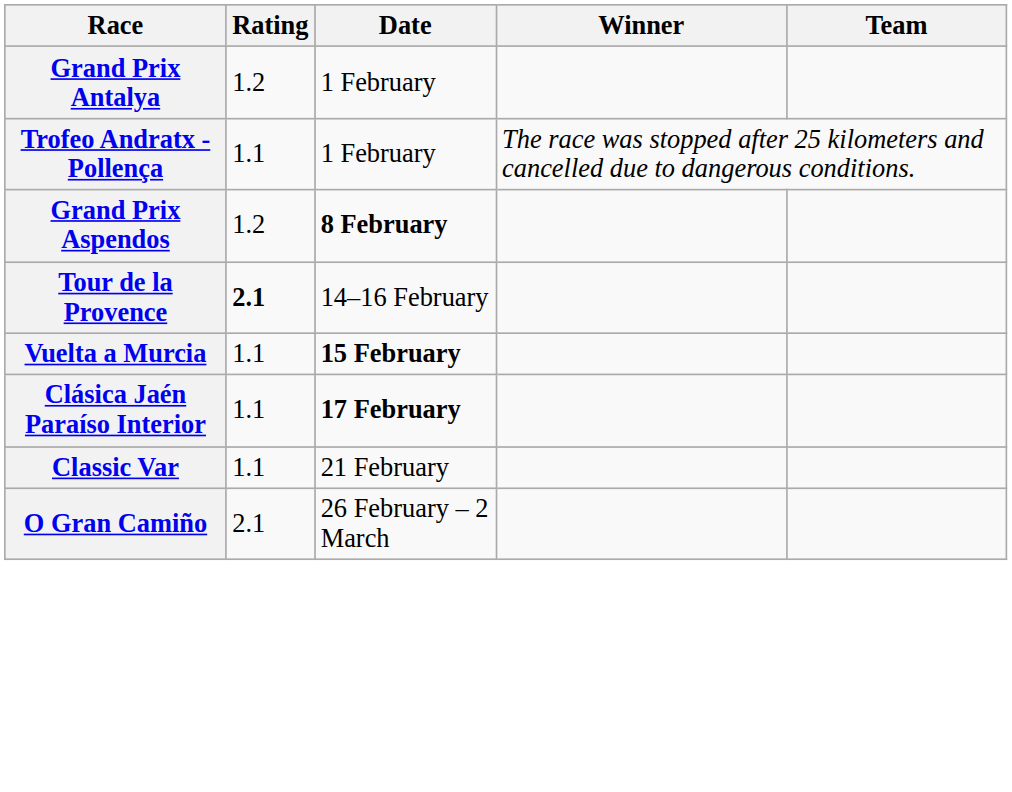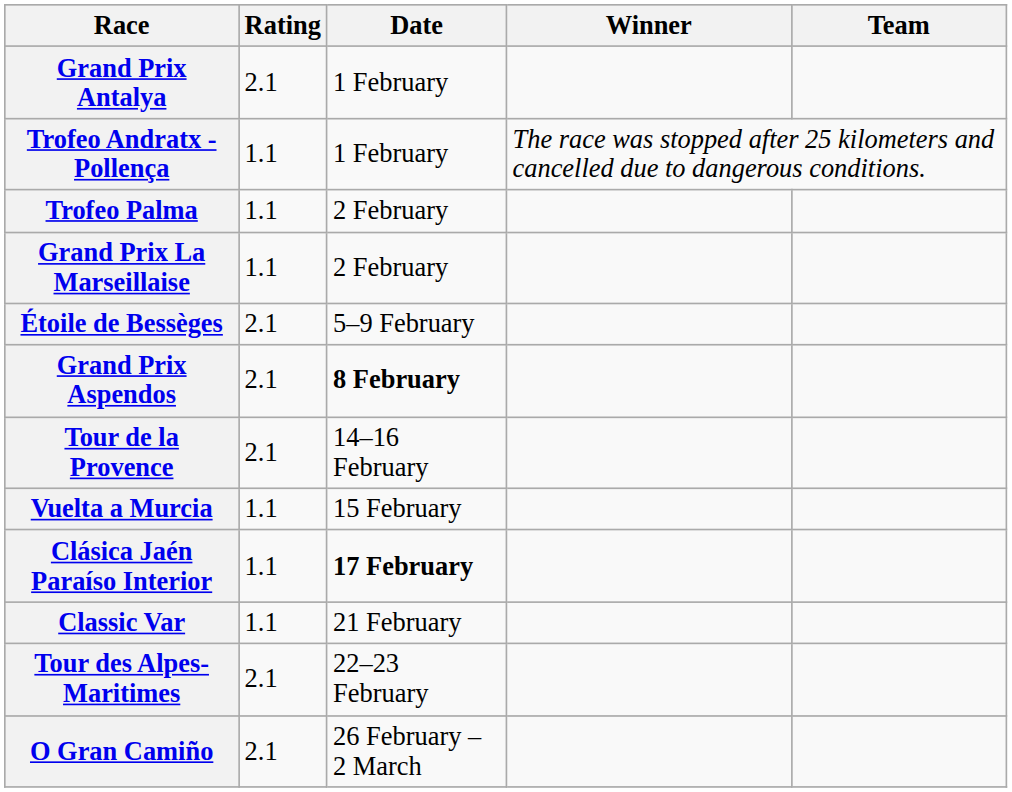(249, 82) 1.2 -> (261, 82) 2.1
+ row: (122, 210)
+ row: (122, 267)
+ row: (122, 323)
(249, 225) 1.2 -> (261, 380) 2.1
(249, 296) bold -> (261, 452) normal
(391, 353) bold -> (397, 508) normal
+ row: (122, 679)
